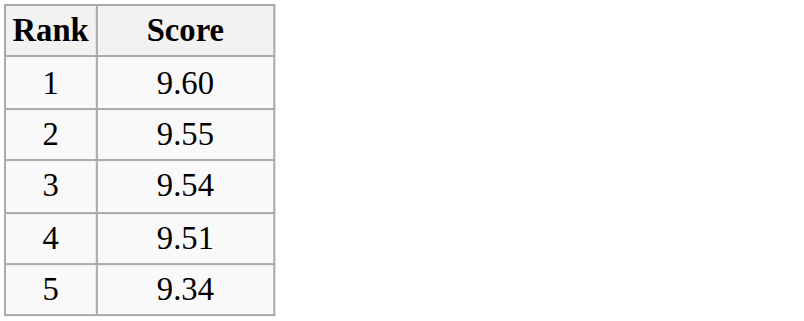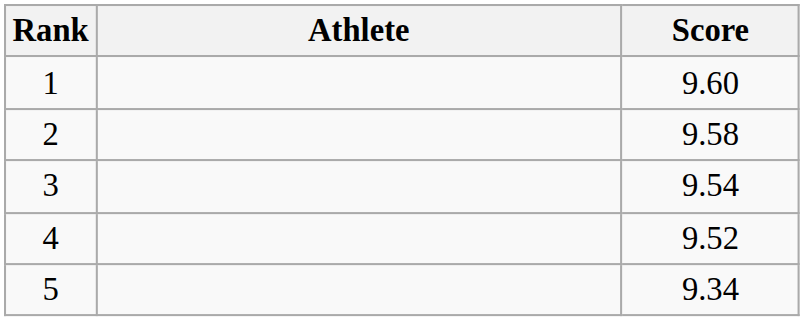+ column: (359, 30)
(185, 133) 9.55 -> (710, 133) 9.58
(185, 237) 9.51 -> (710, 237) 9.52
